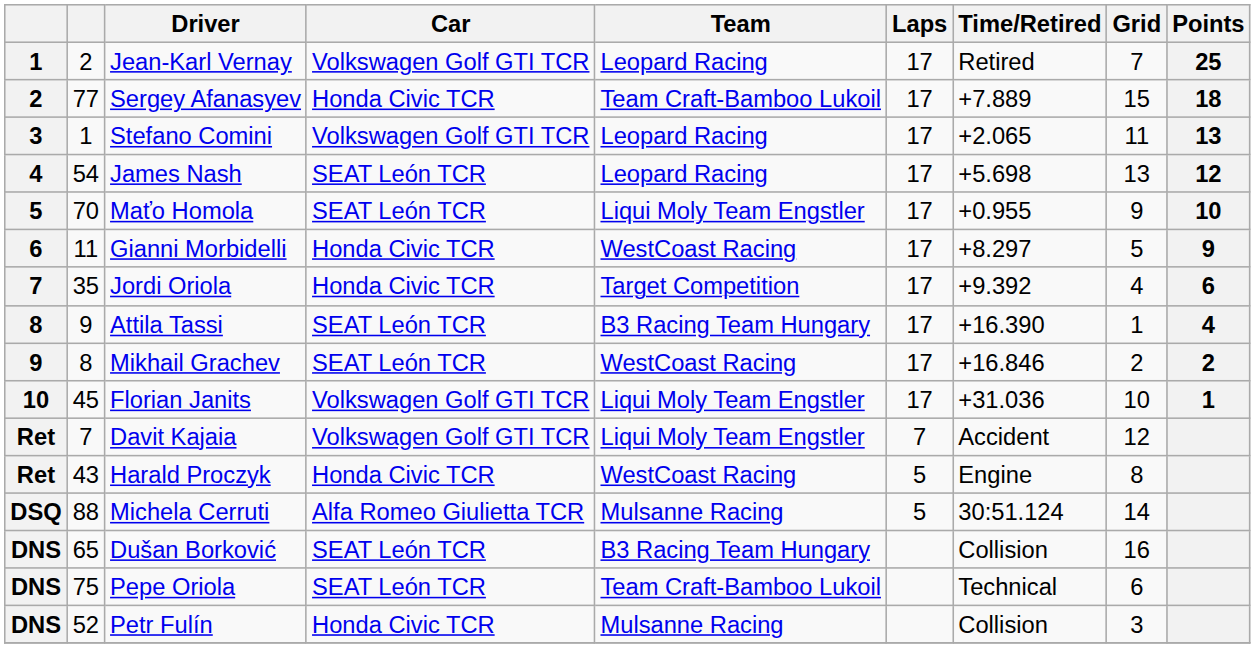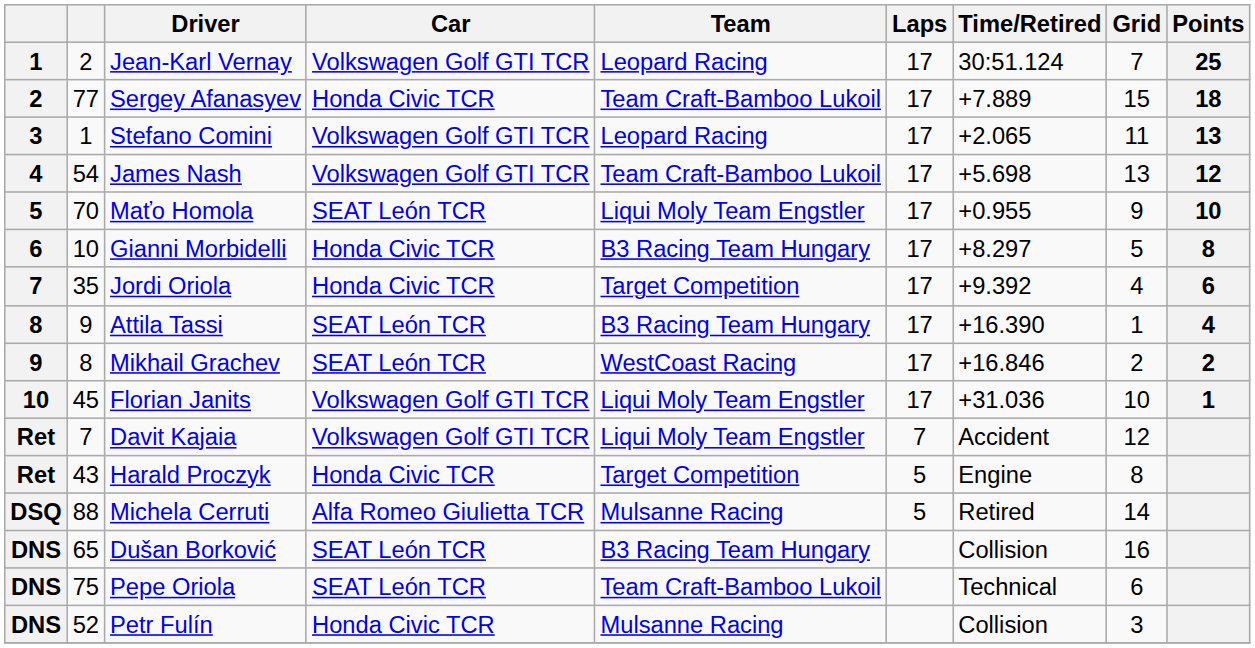(997, 61) Retired -> (1011, 61) 30:51.124
(399, 174) SEAT León TCR -> (451, 174) Volkswagen Golf GTI TCR
(684, 174) Leopard Racing -> (741, 174) Team Craft-Bamboo Lukoil
(86, 249) 11 -> (86, 249) 10
(698, 249) WestCoast Racing -> (735, 249) B3 Racing Team Hungary
(1208, 249) 9 -> (1208, 249) 8
(698, 474) WestCoast Racing -> (700, 474) Target Competition
(1011, 512) 30:51.124 -> (997, 512) Retired
